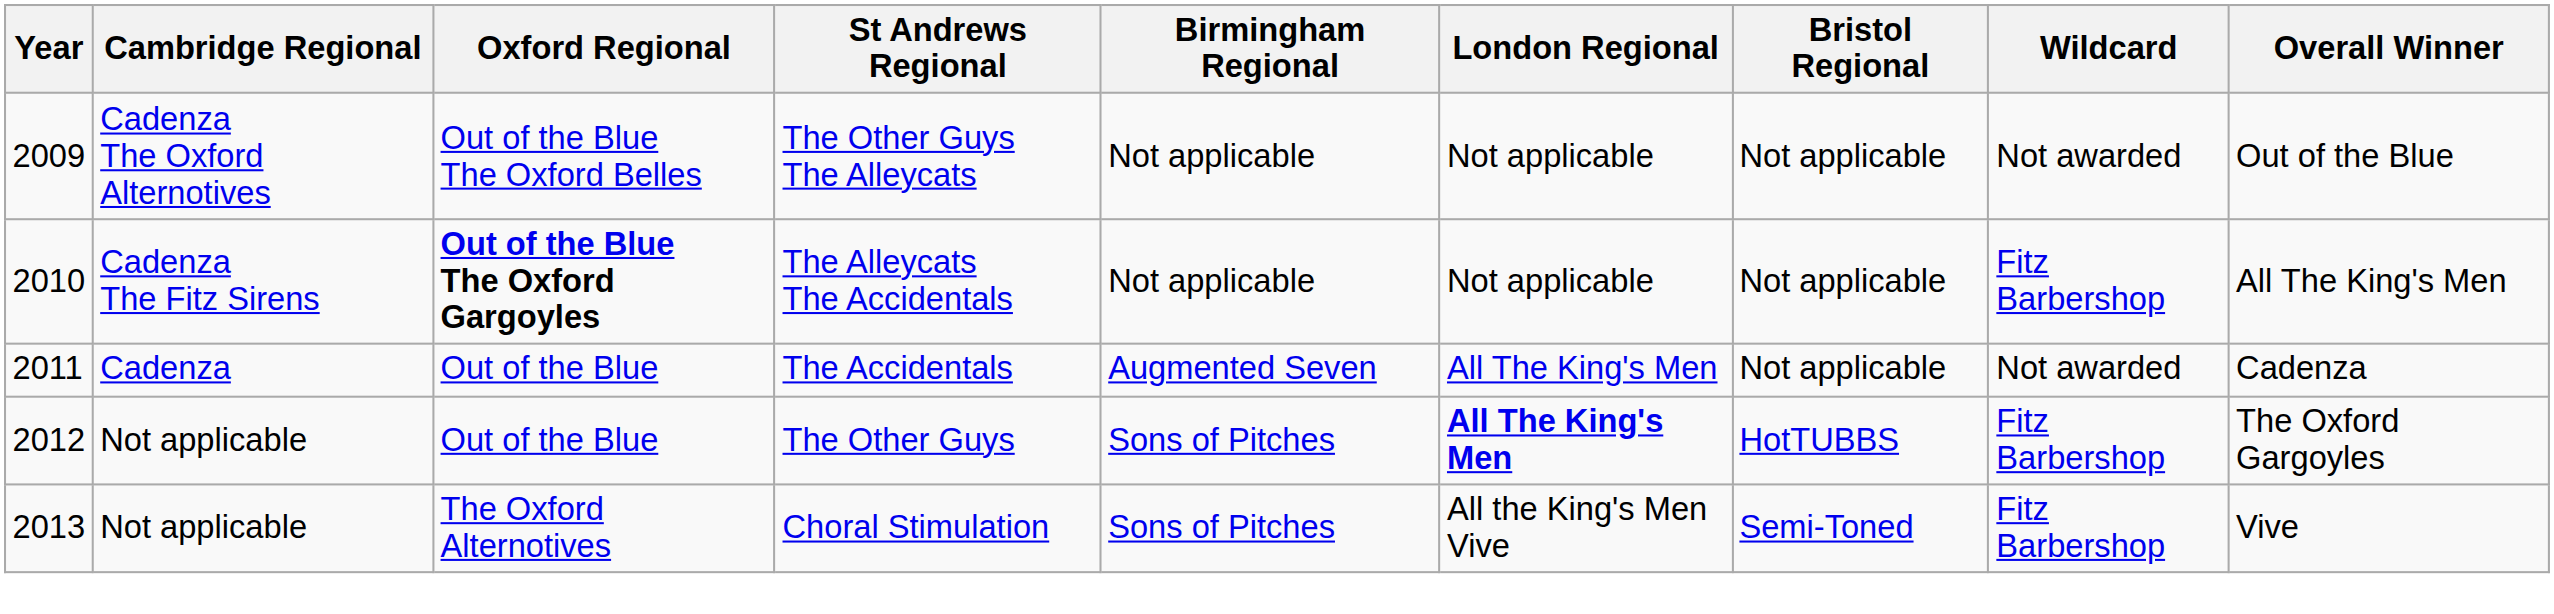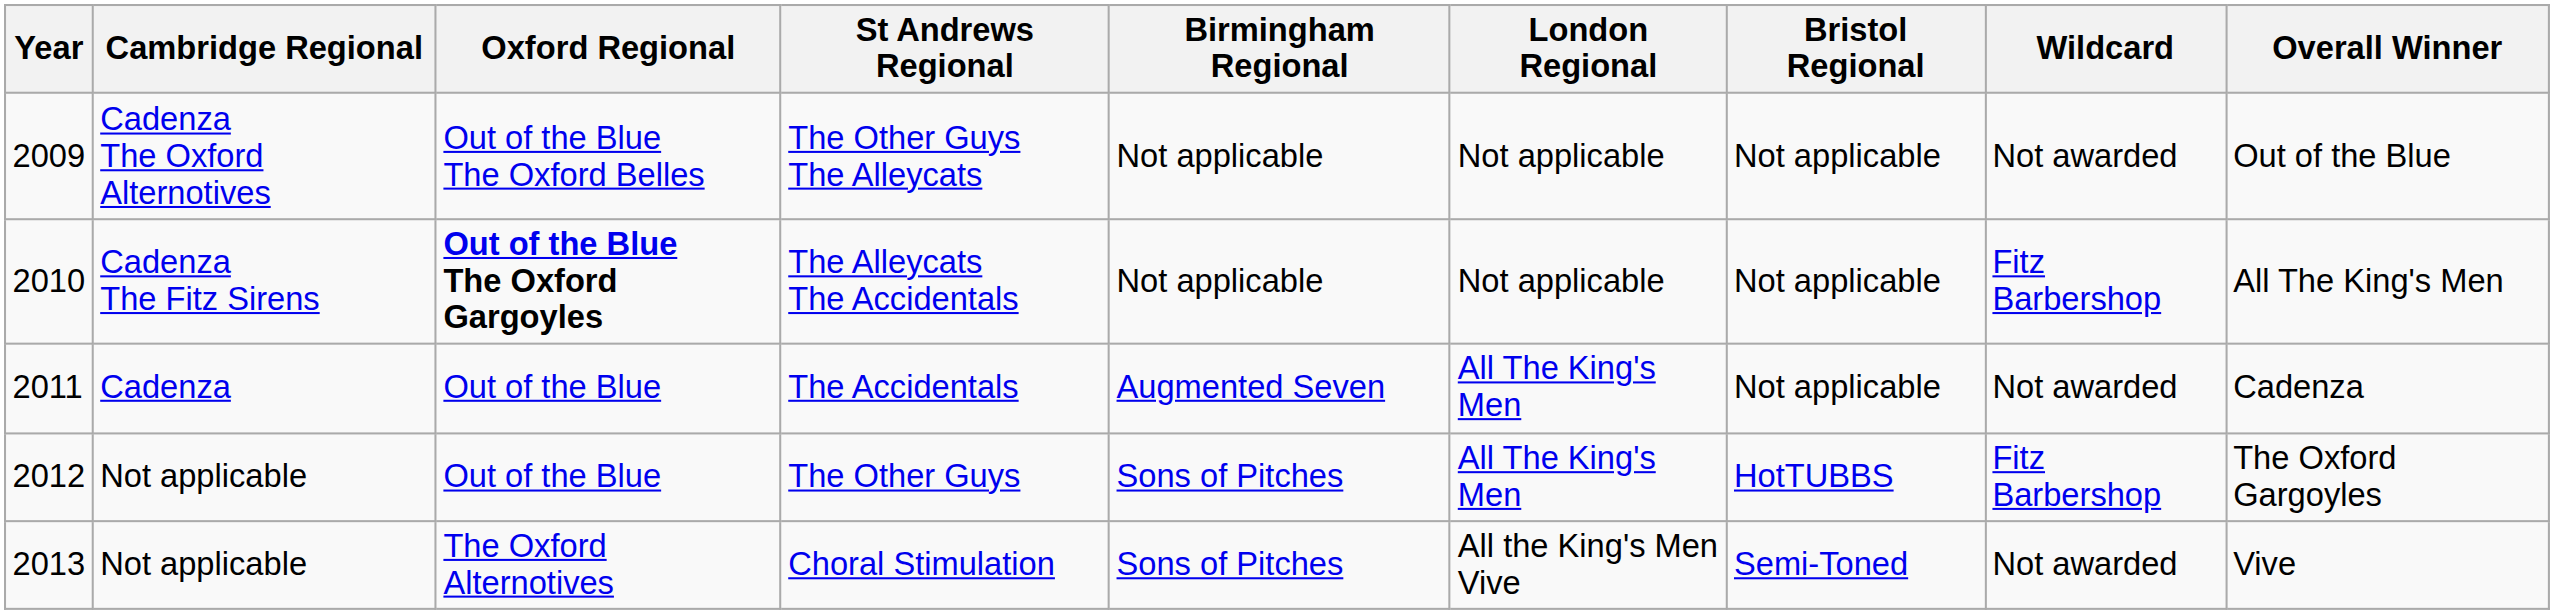(1555, 439) bold -> (1557, 476) normal
(2081, 527) Fitz Barbershop -> (2085, 564) Not awarded
